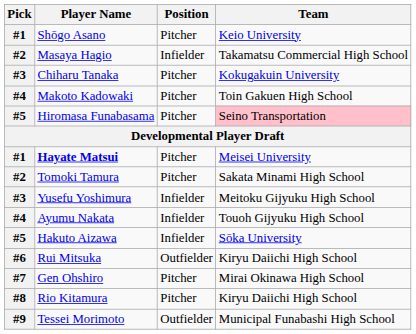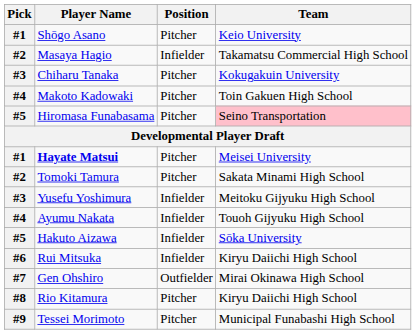(187, 258) Outfielder -> (182, 258) Infielder
(178, 278) Pitcher -> (187, 278) Outfielder
(187, 319) Outfielder -> (178, 319) Pitcher
